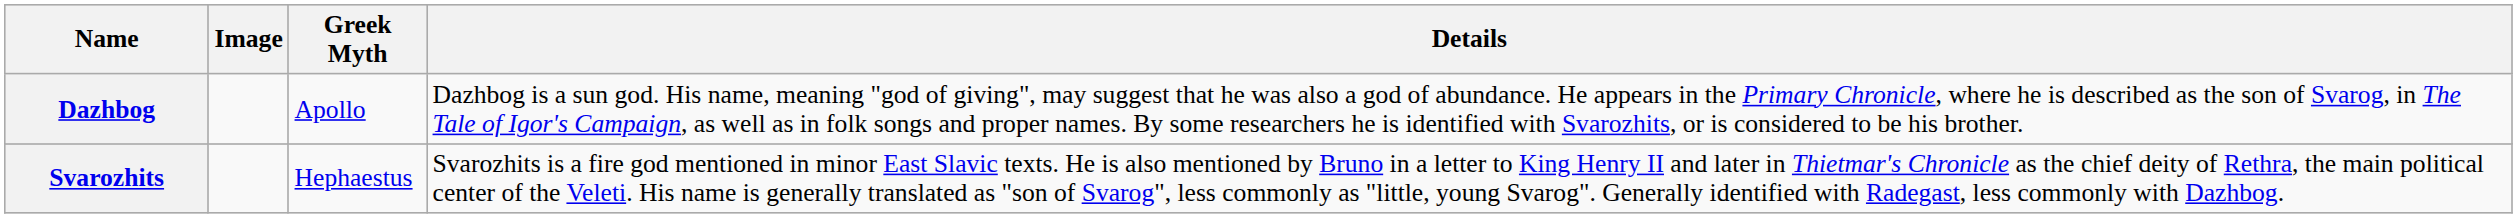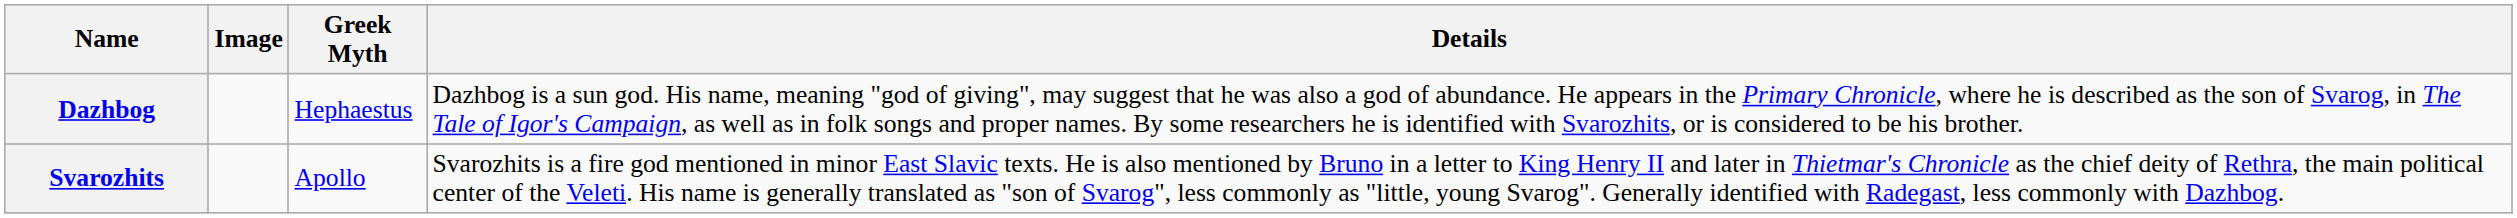(330, 108) Apollo -> (354, 108) Hephaestus
(354, 178) Hephaestus -> (330, 178) Apollo
